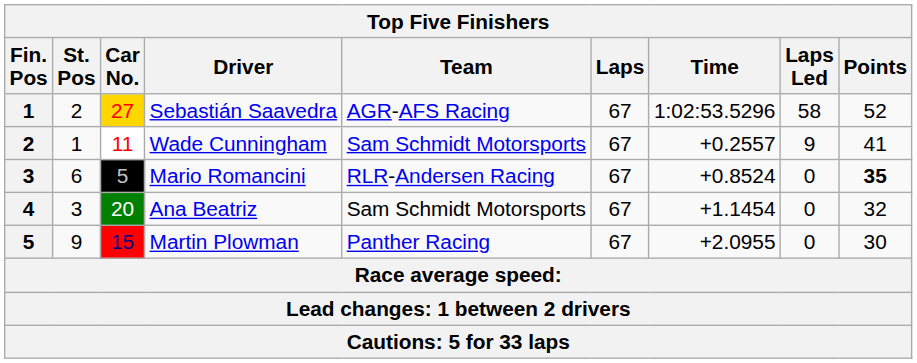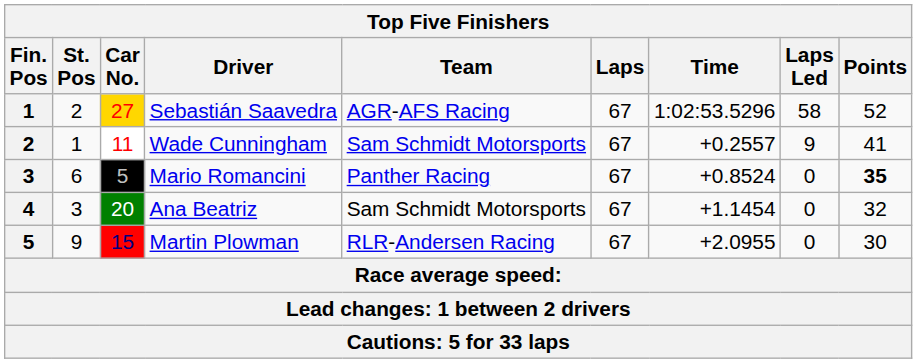(451, 177) RLR-Andersen Racing -> (418, 177) Panther Racing
(418, 242) Panther Racing -> (451, 242) RLR-Andersen Racing
